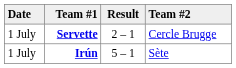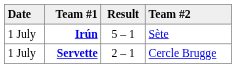rows swapped: (77, 34) <-> (86, 53)
